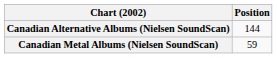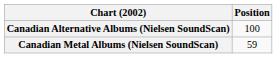(252, 28) 144 -> (252, 28) 100
